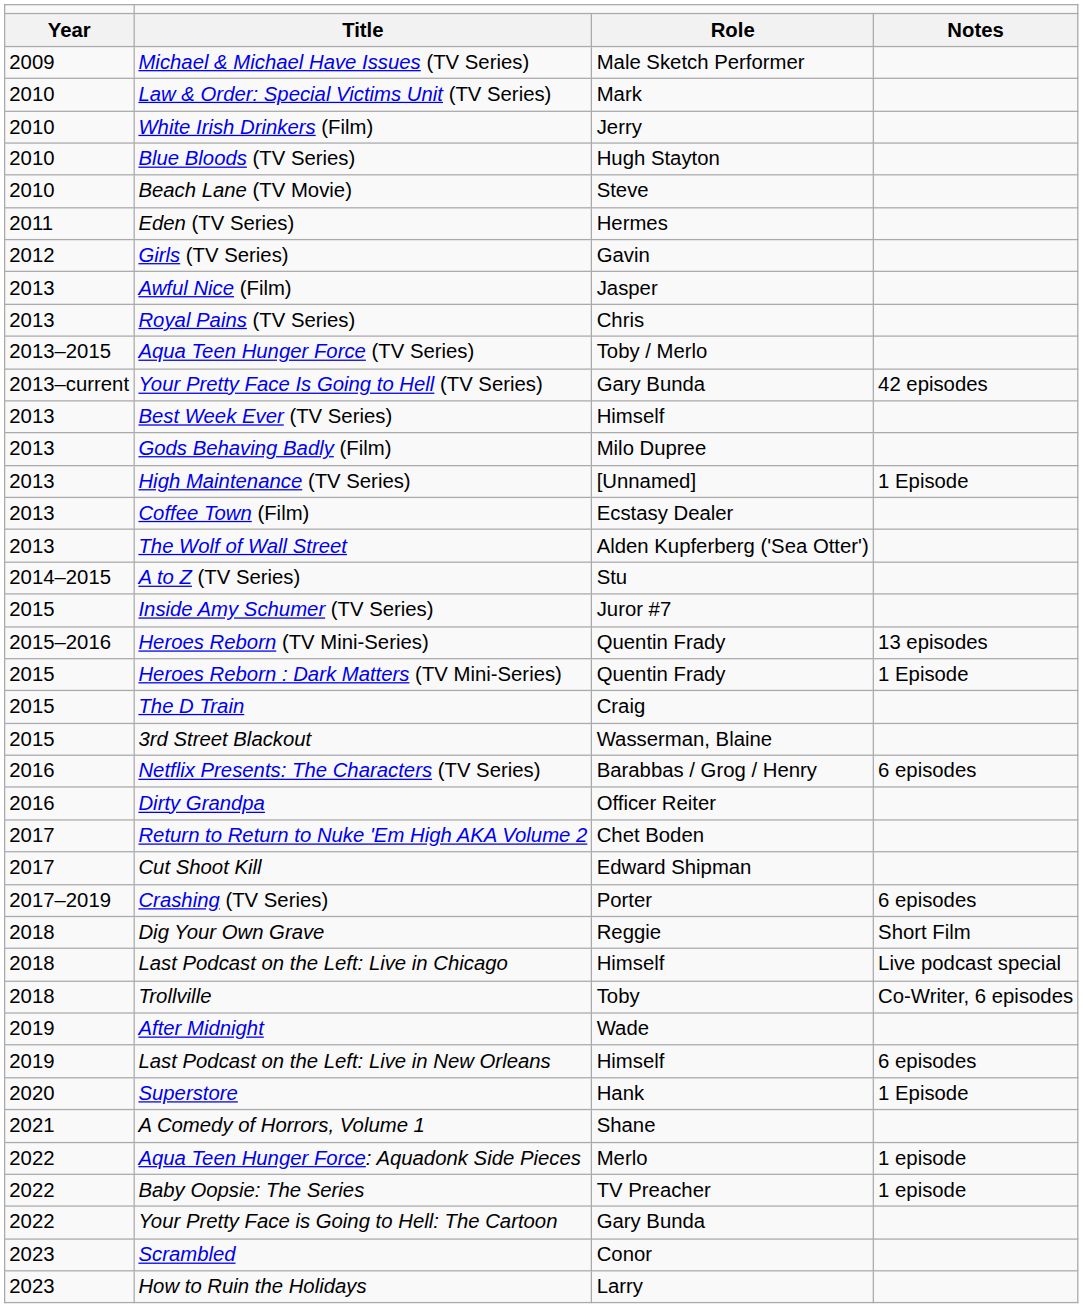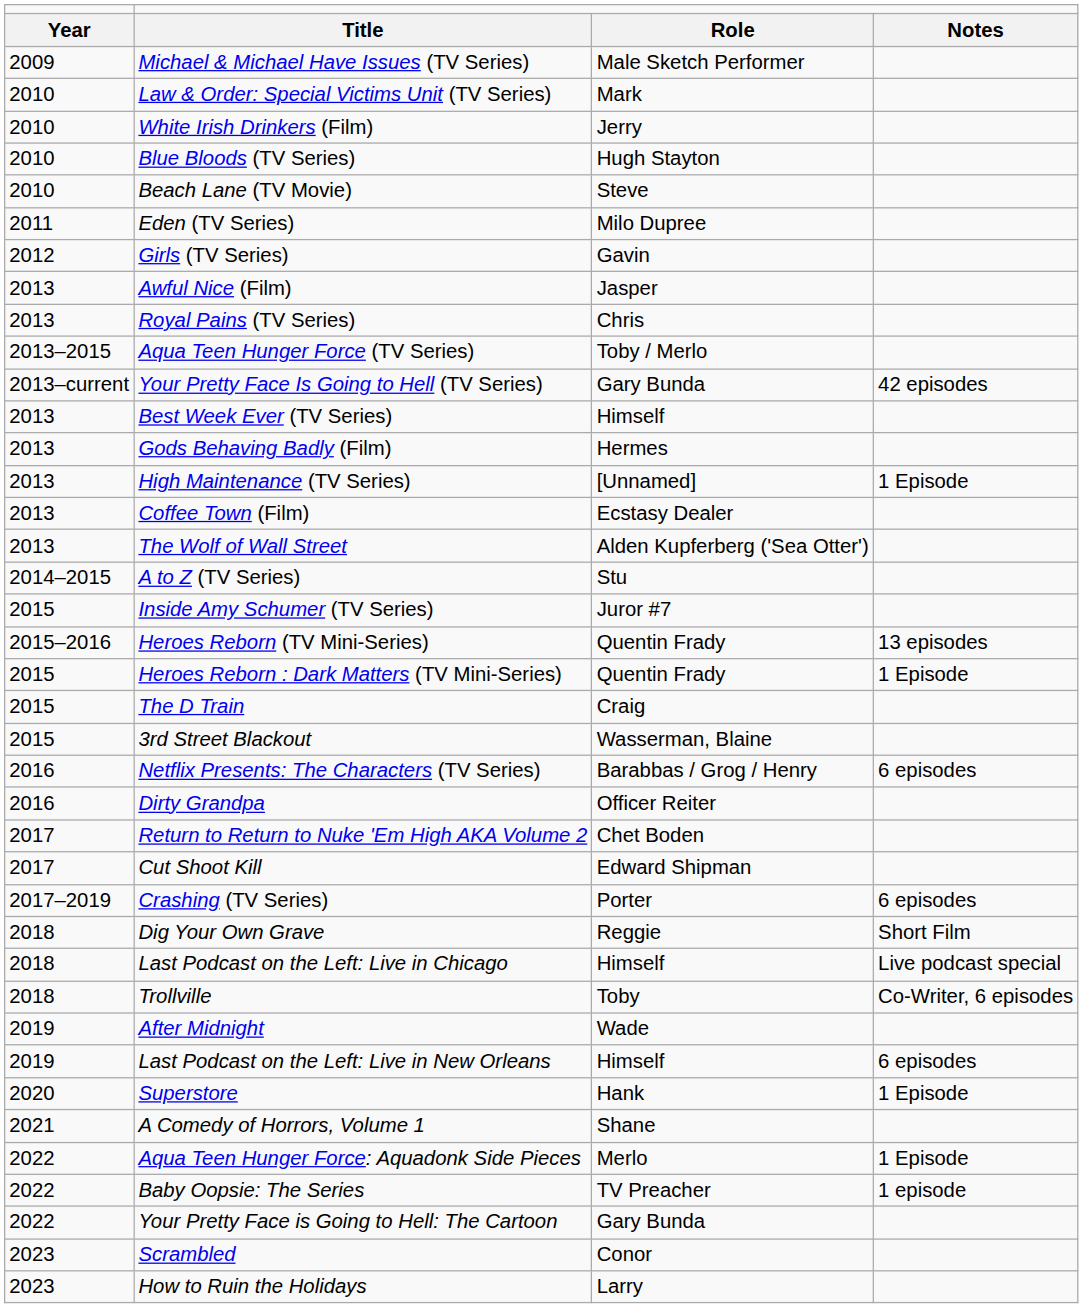(632, 223) Hermes -> (651, 223) Milo Dupree
(651, 448) Milo Dupree -> (632, 448) Hermes
(922, 1157) 1 episode -> (923, 1157) 1 Episode
